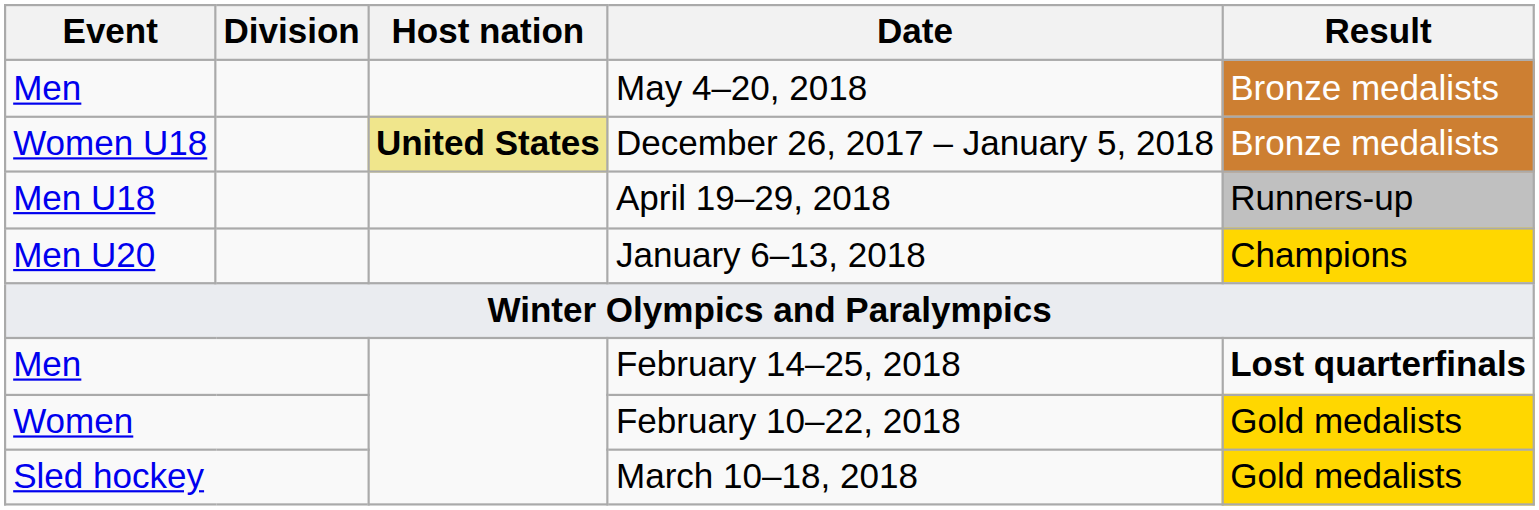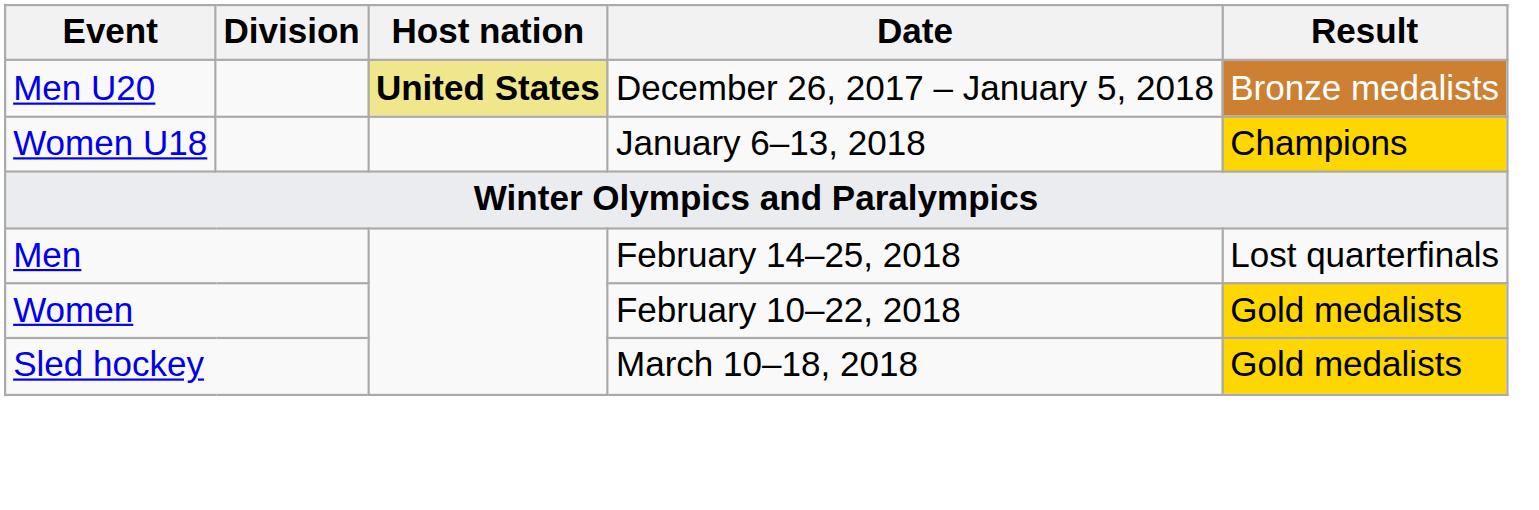- row: (742, 87)
(110, 143) Women U18 -> (84, 87) Men U20
- row: (753, 198)
(84, 254) Men U20 -> (110, 143) Women U18
(1378, 365) bold -> (1365, 254) normal
